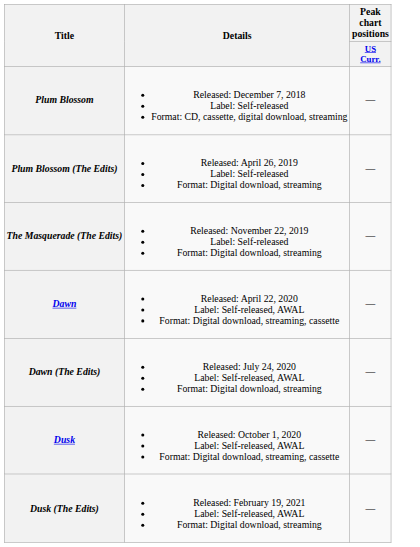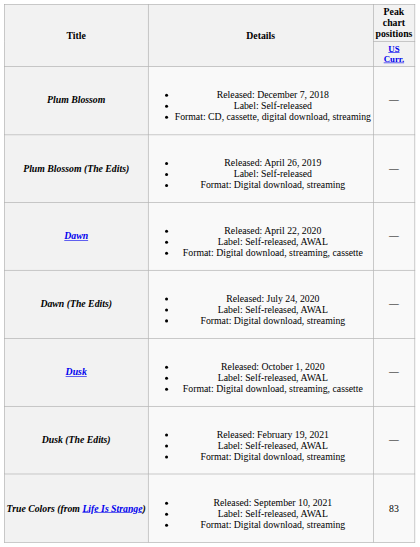- row: (64, 236)
+ row: (76, 508)
